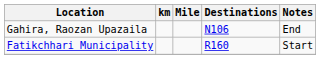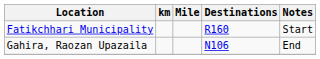rows swapped: (80, 46) <-> (77, 29)
